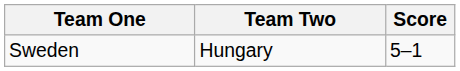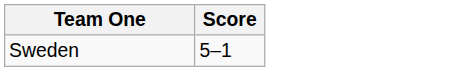- column: (290, 19)
